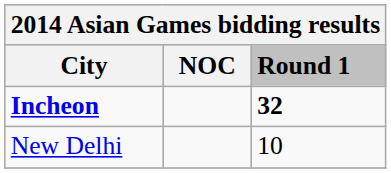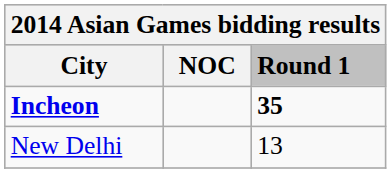(270, 106) 32 -> (270, 106) 35
(270, 146) 10 -> (270, 146) 13
